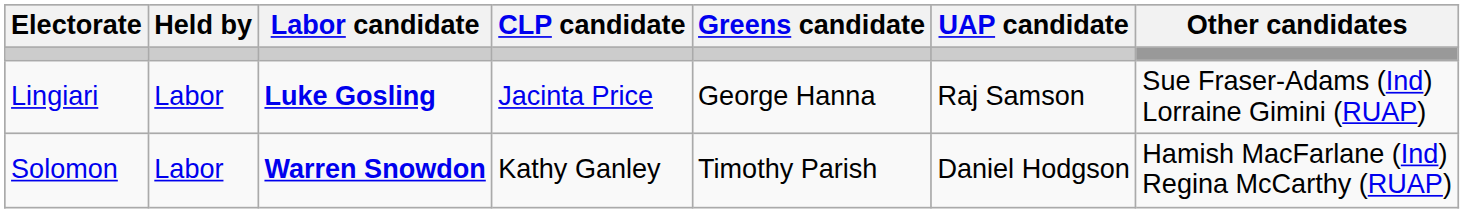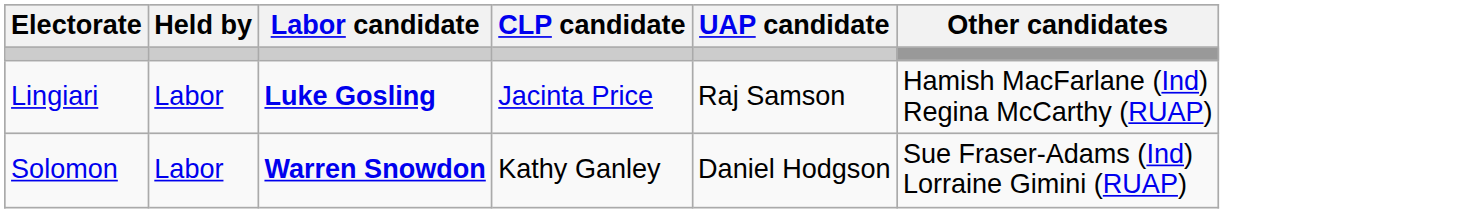- column: (812, 25)
(1287, 96) Sue Fraser-Adams (Ind) Lorraine Gimini (RUAP) -> (1058, 96) Hamish MacFarlane (Ind) Regina McCarthy (RUAP)
(1297, 169) Hamish MacFarlane (Ind) Regina McCarthy (RUAP) -> (1048, 169) Sue Fraser-Adams (Ind) Lorraine Gimini (RUAP)
